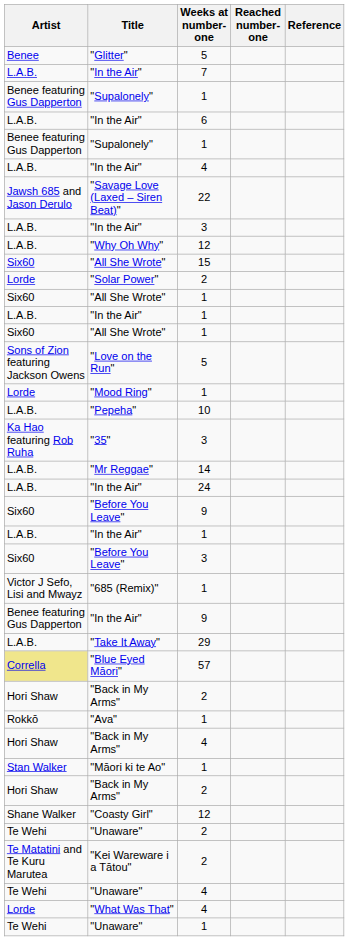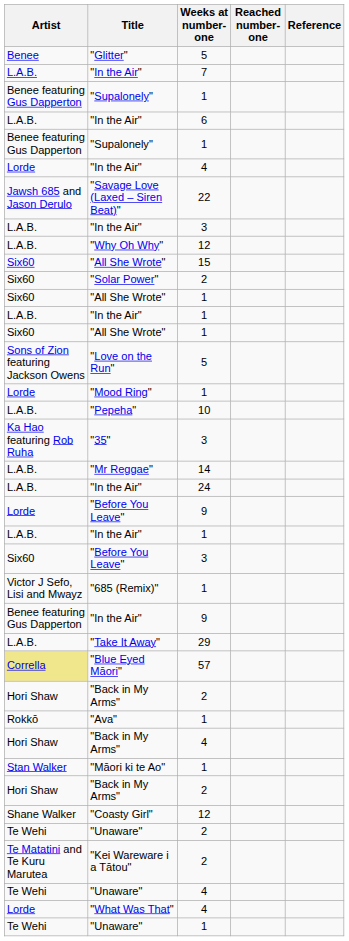(22, 167) L.A.B. -> (21, 167) Lorde
(21, 280) Lorde -> (21, 280) Six60
(21, 511) Six60 -> (21, 511) Lorde
